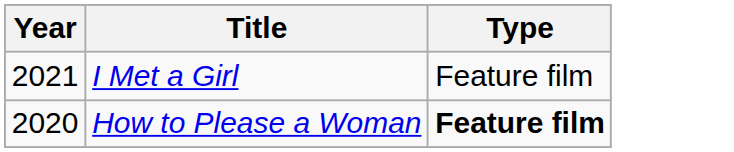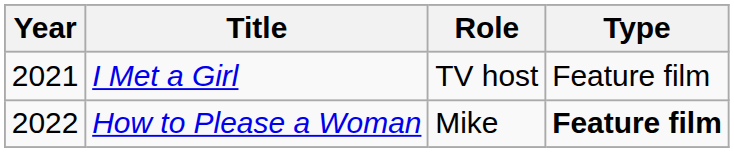+ column: (487, 28)
(45, 123) 2020 -> (45, 123) 2022
